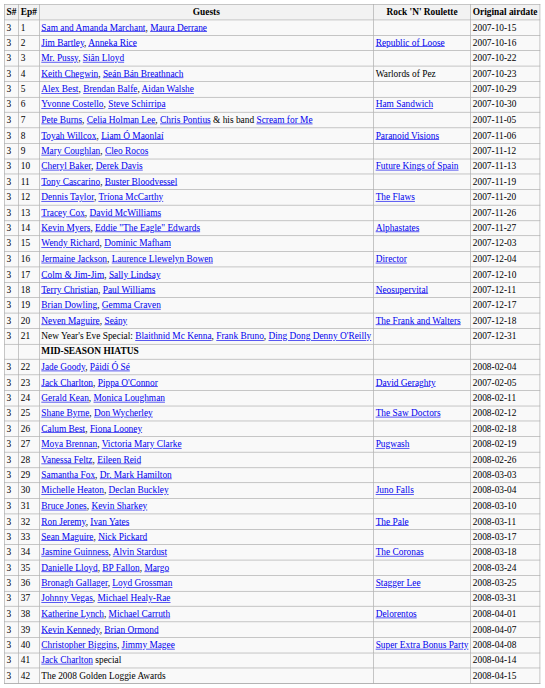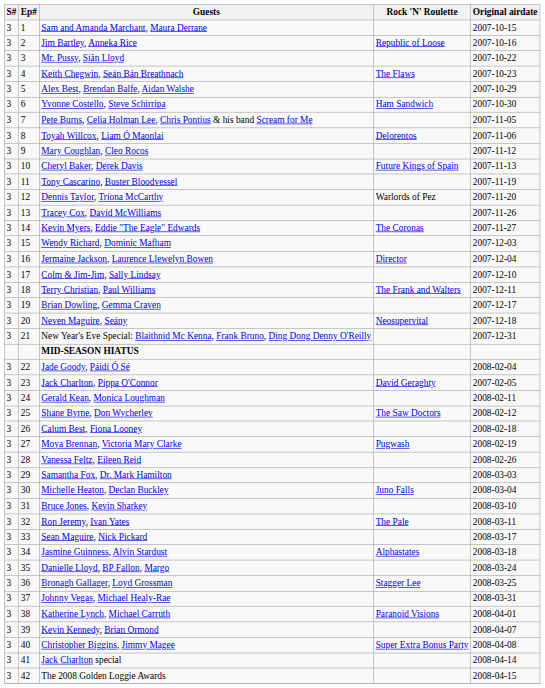(406, 74) Warlords of Pez -> (395, 74) The Flaws
(407, 136) Paranoid Visions -> (396, 136) Delorentos
(395, 197) The Flaws -> (406, 197) Warlords of Pez
(397, 228) Alphastates -> (400, 228) The Coronas
(402, 290) Neosupervital -> (418, 290) The Frank and Walters
(418, 321) The Frank and Walters -> (402, 321) Neosupervital
(400, 552) The Coronas -> (397, 552) Alphastates
(396, 614) Delorentos -> (407, 614) Paranoid Visions
